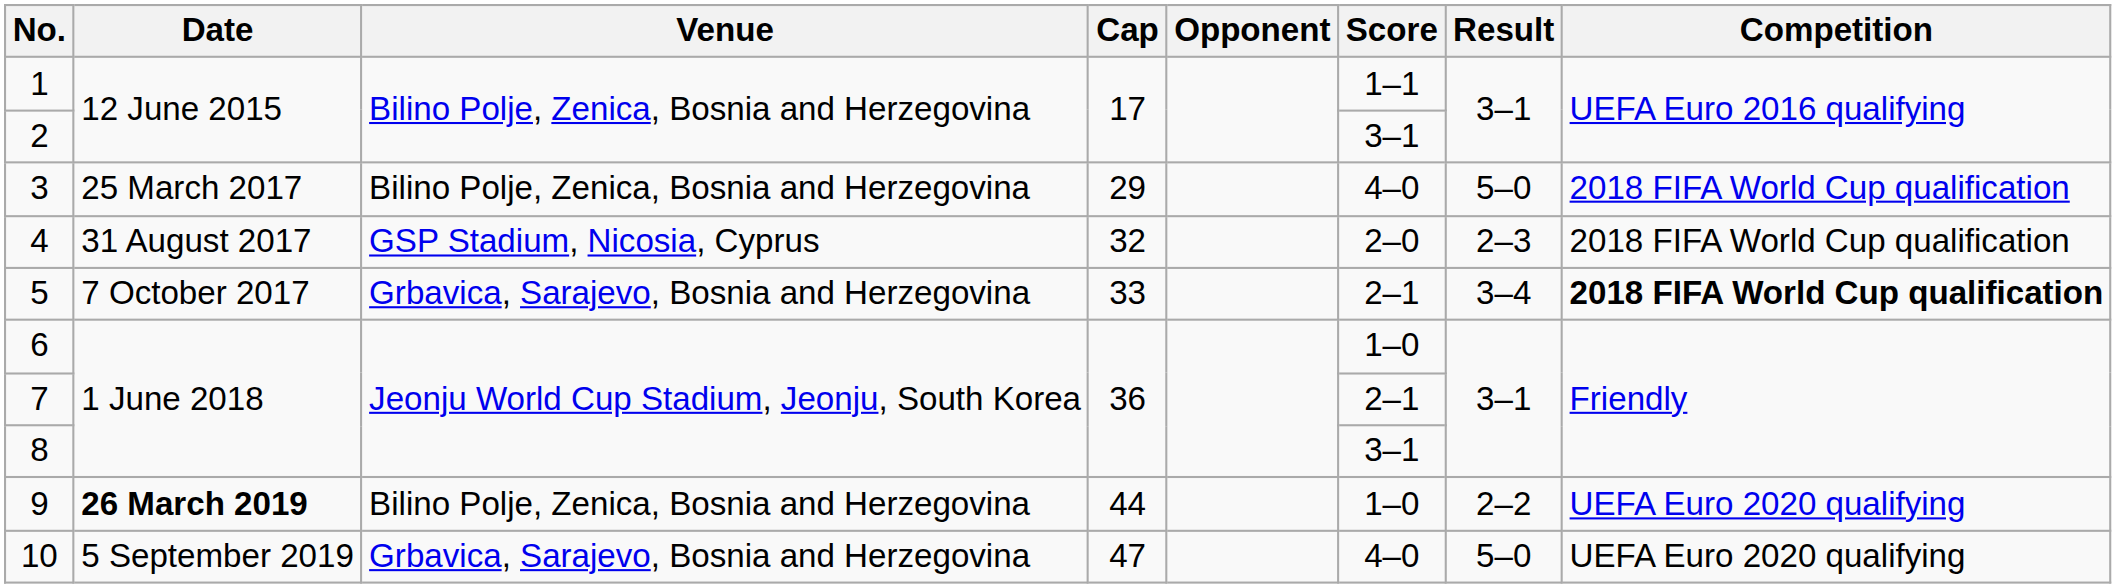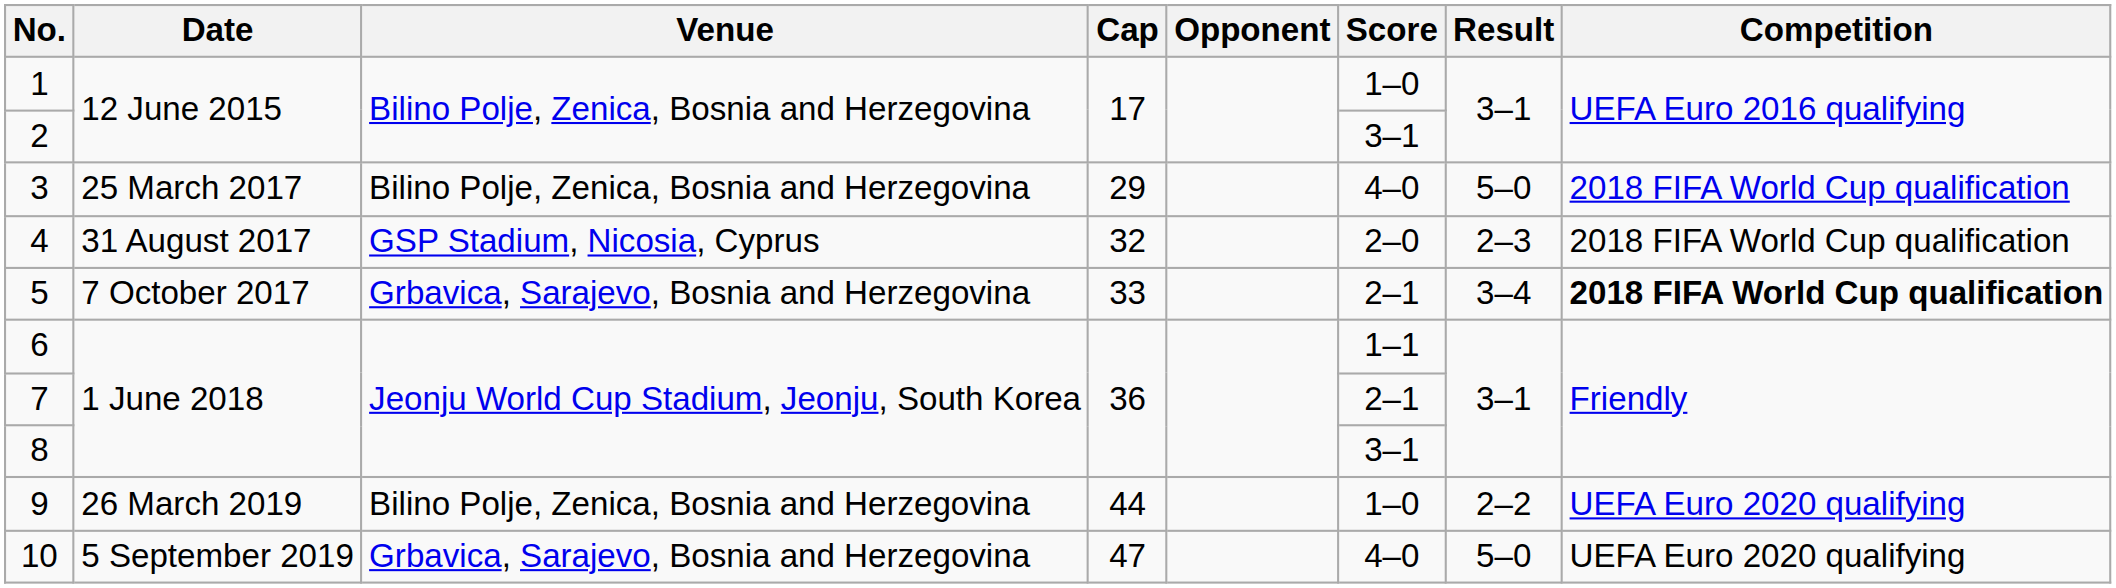(1392, 83) 1–1 -> (1392, 83) 1–0
(1392, 345) 1–0 -> (1392, 345) 1–1
(195, 503) bold -> (192, 503) normal
